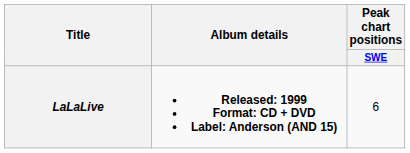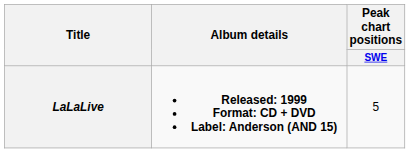(376, 106) 6 -> (376, 106) 5
